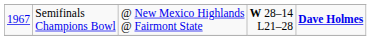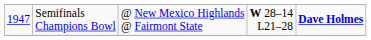(19, 20) 1967 -> (19, 20) 1947
